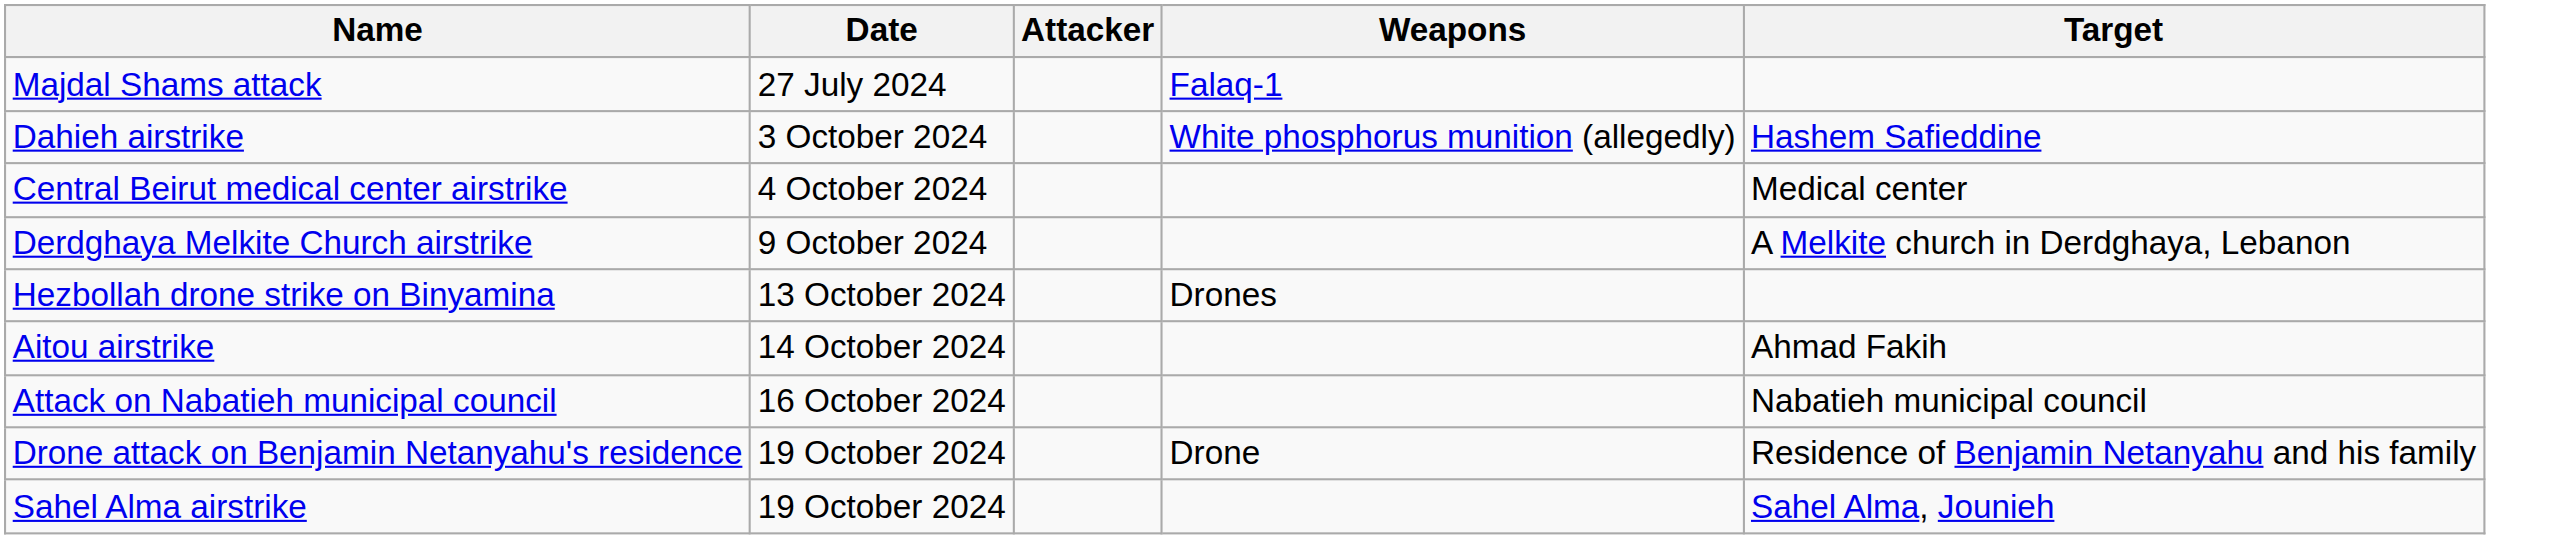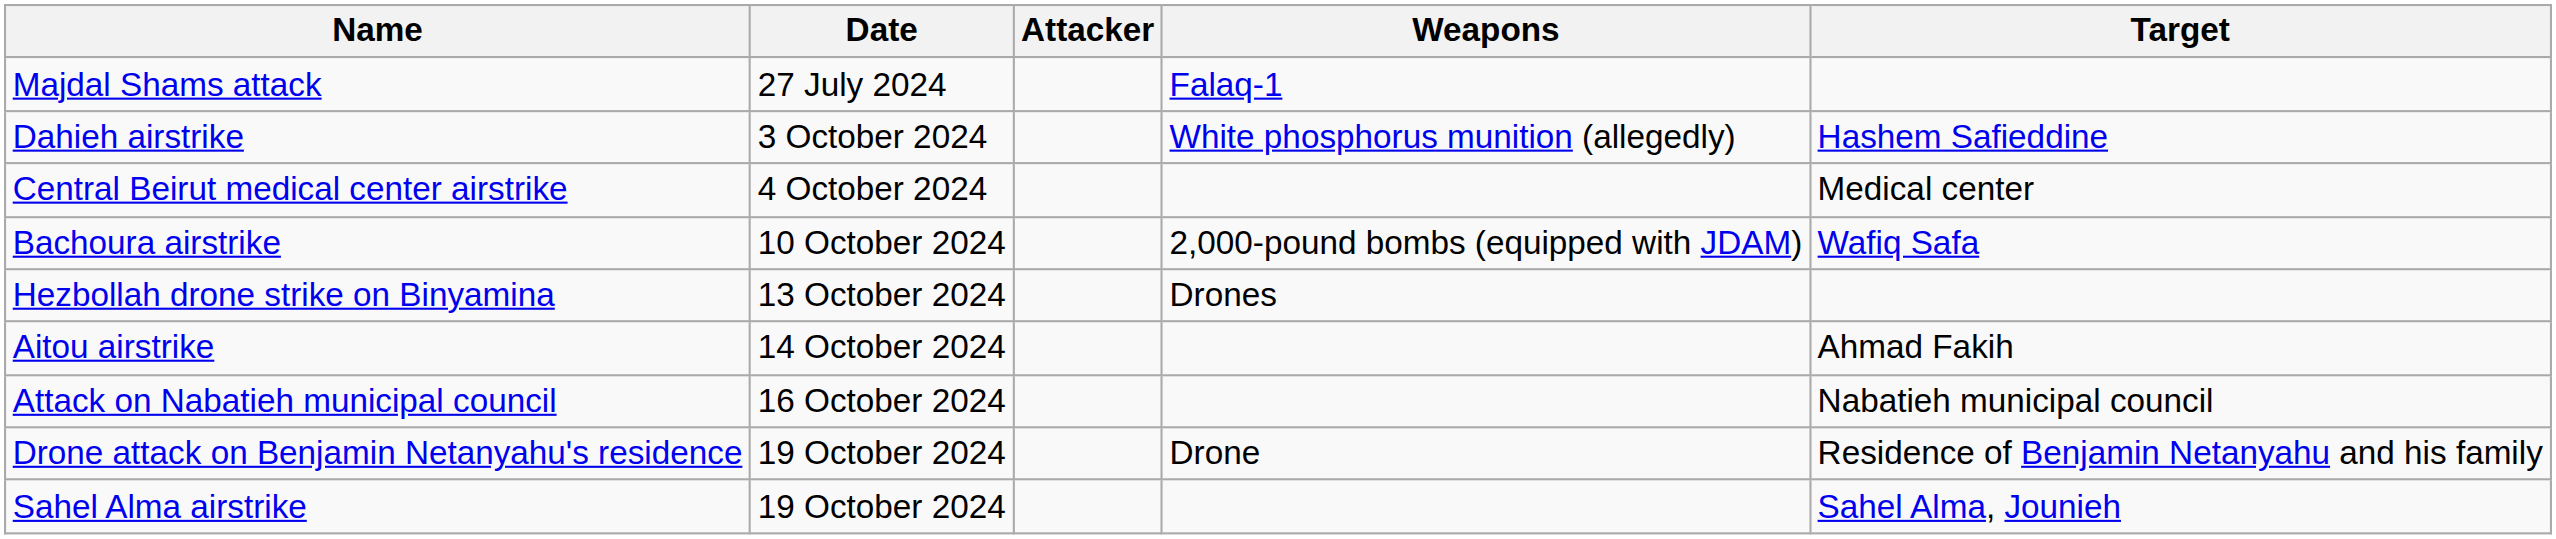- row: (273, 242)
+ row: (147, 242)
